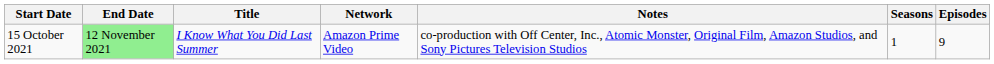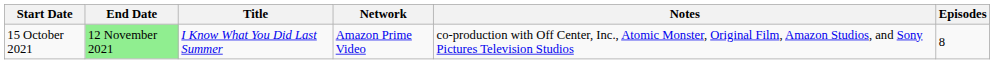- column: (912, 14)
(942, 41) 9 -> (942, 41) 8
